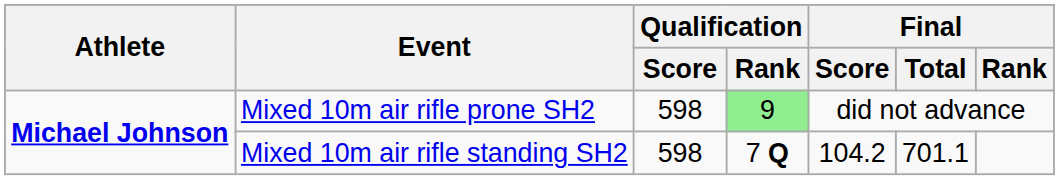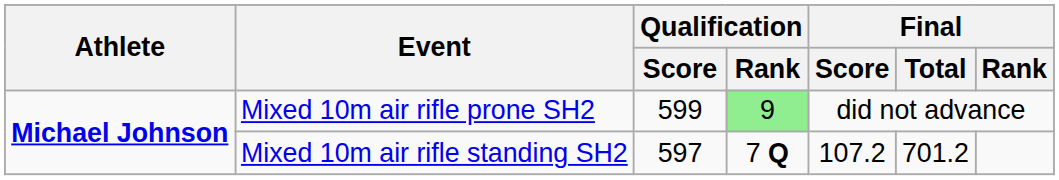(680, 111) 598 -> (680, 111) 599
(680, 153) 598 -> (680, 153) 597
(852, 153) 104.2 -> (852, 153) 107.2
(935, 153) 701.1 -> (935, 153) 701.2
